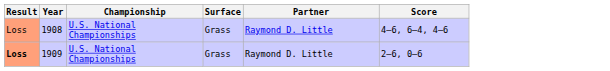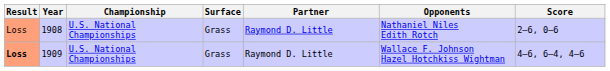+ column: (447, 11)
(415, 30) 4–6, 6–4, 4–6 -> (538, 30) 2–6, 0–6
(402, 54) 2–6, 0–6 -> (551, 54) 4–6, 6–4, 4–6
